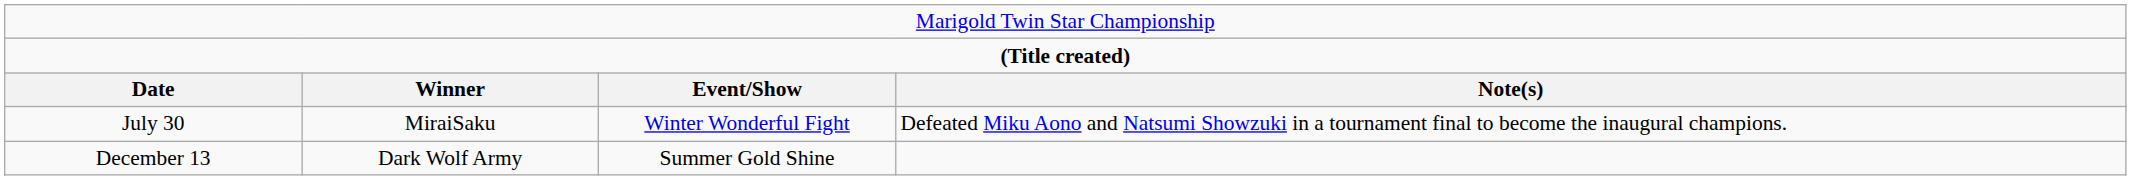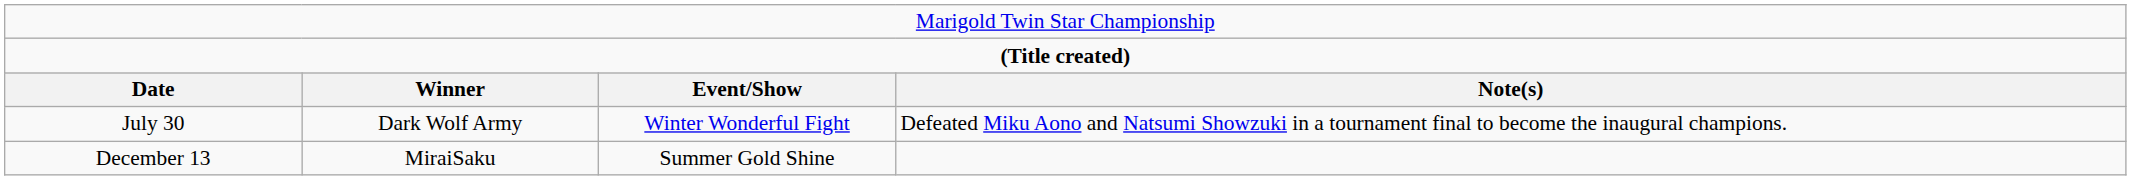(450, 123) MiraiSaku -> (450, 123) Dark Wolf Army
(450, 157) Dark Wolf Army -> (450, 157) MiraiSaku
